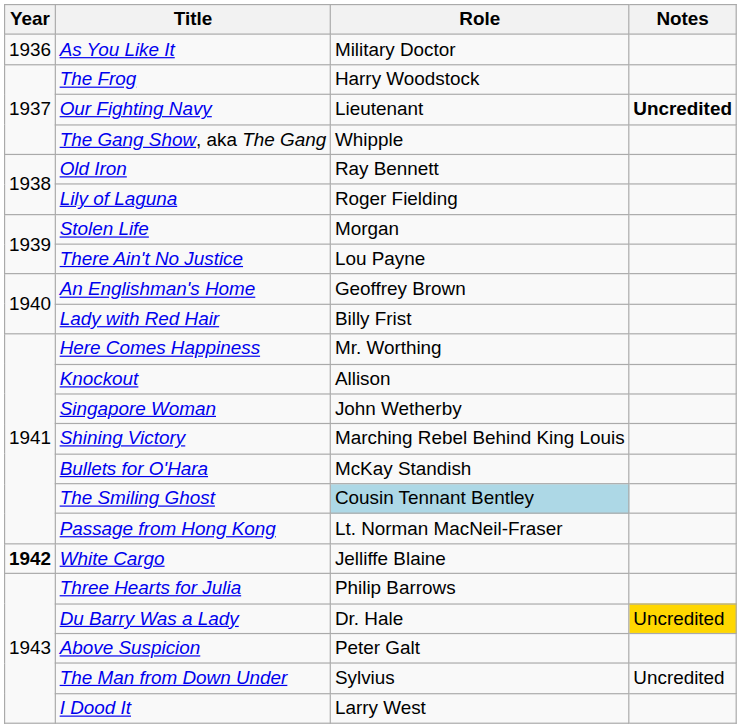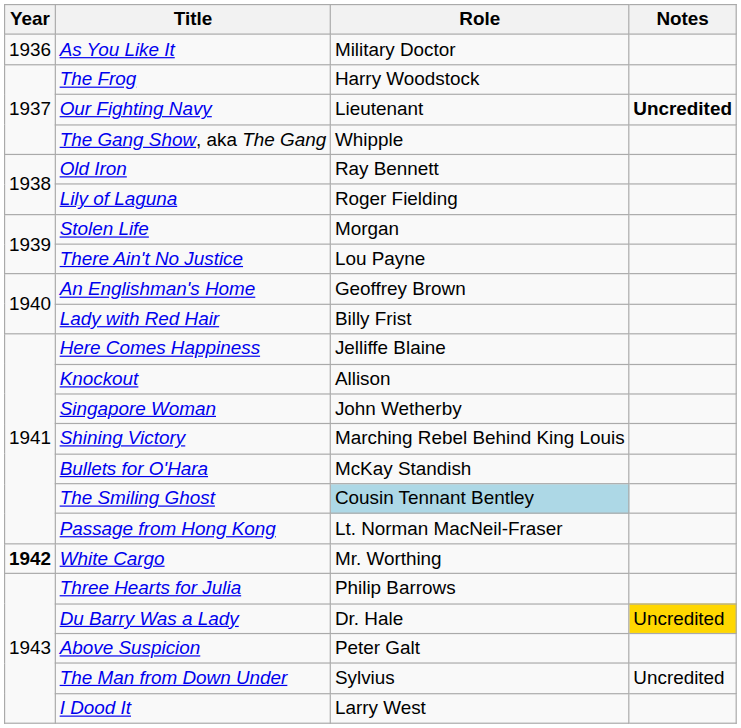(388, 348) Mr. Worthing -> (390, 348) Jelliffe Blaine
(390, 558) Jelliffe Blaine -> (388, 558) Mr. Worthing
